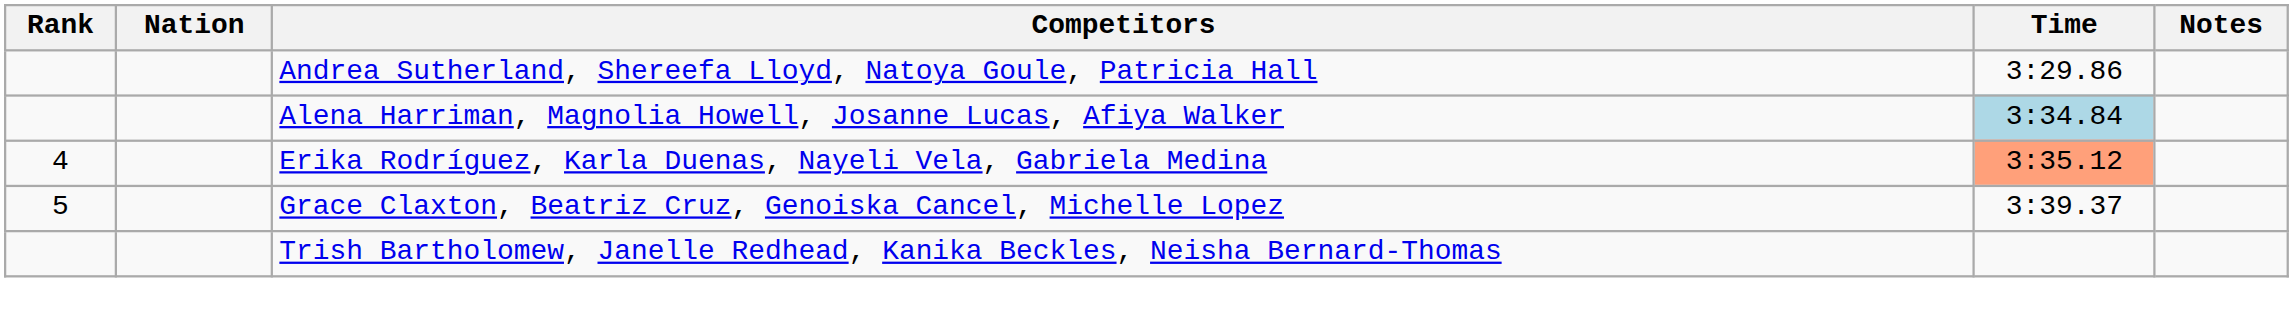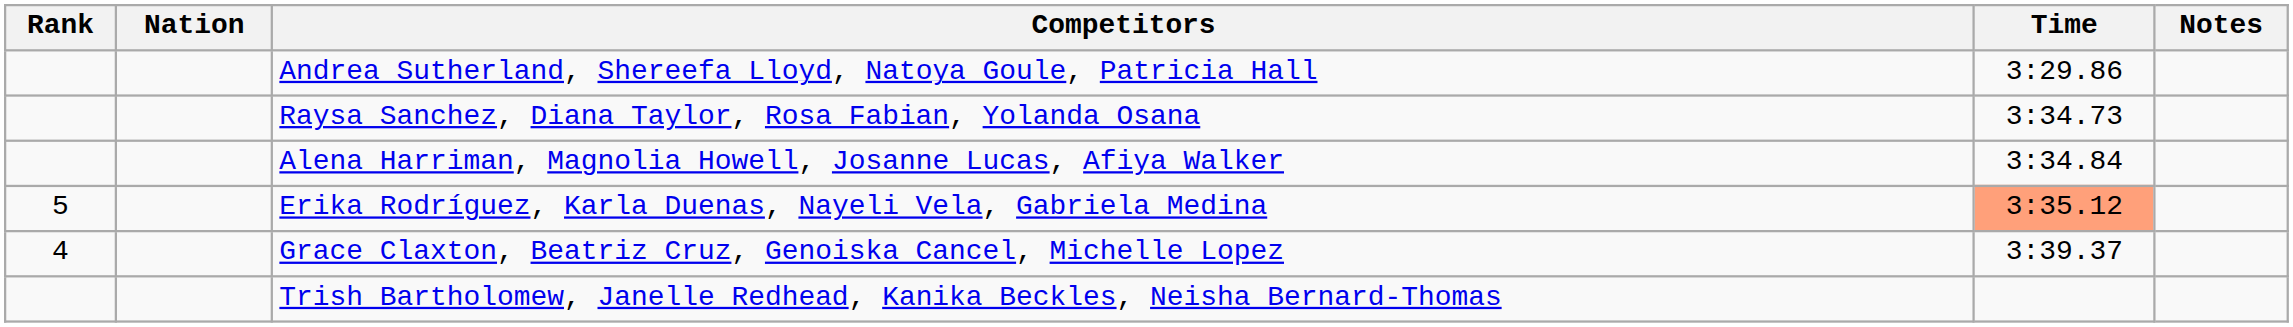+ row: (740, 118)
(2064, 118) lightblue background -> (2064, 163) no background
(60, 163) 4 -> (60, 208) 5
(60, 208) 5 -> (60, 253) 4
